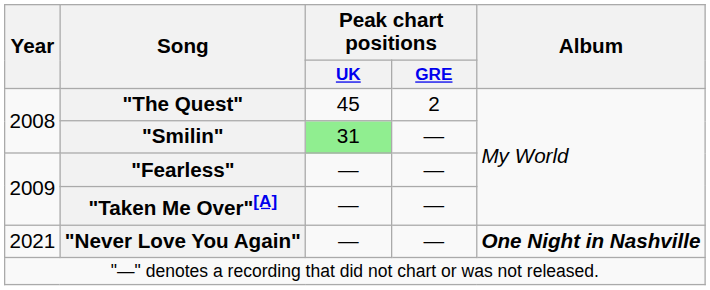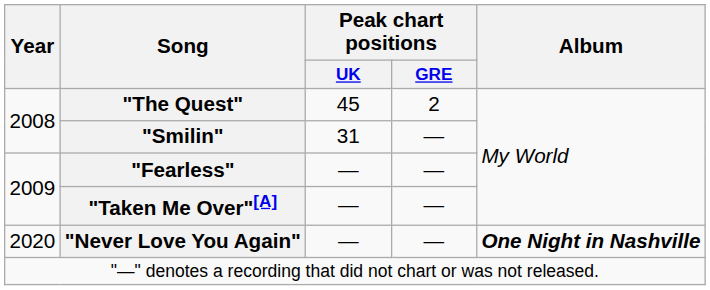(348, 137) lightgreen background -> (348, 137) no background
(32, 240) 2021 -> (32, 240) 2020
